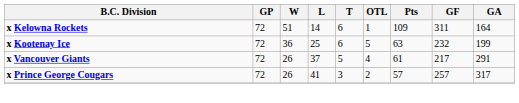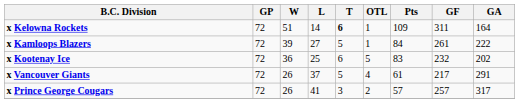(340, 28) normal -> (340, 28) bold
+ row: (49, 43)
(398, 43) 63 -> (398, 59) 83
(483, 43) 199 -> (483, 59) 202
